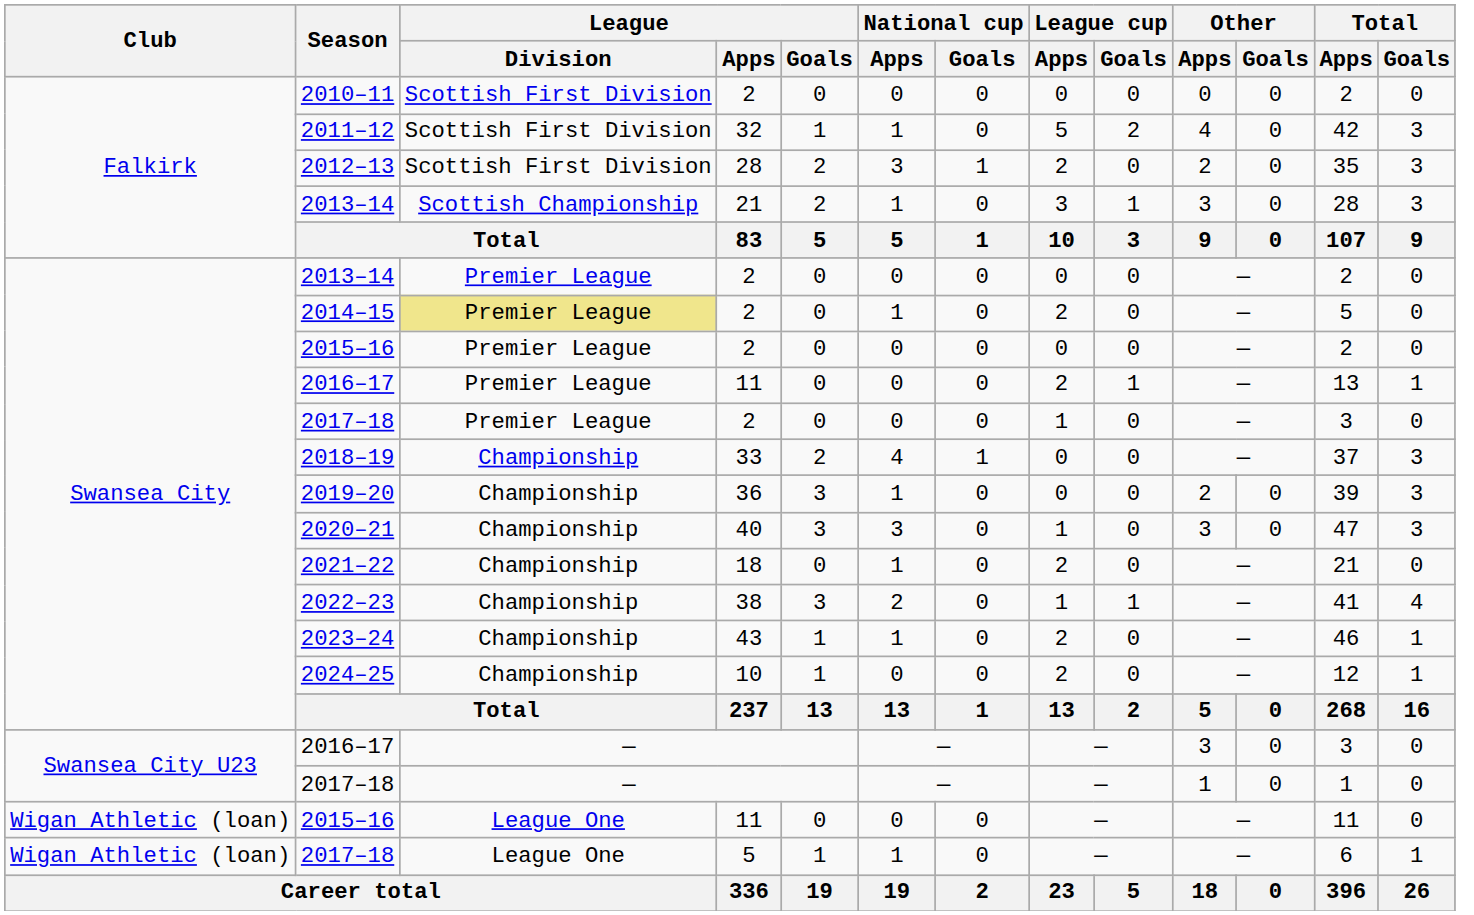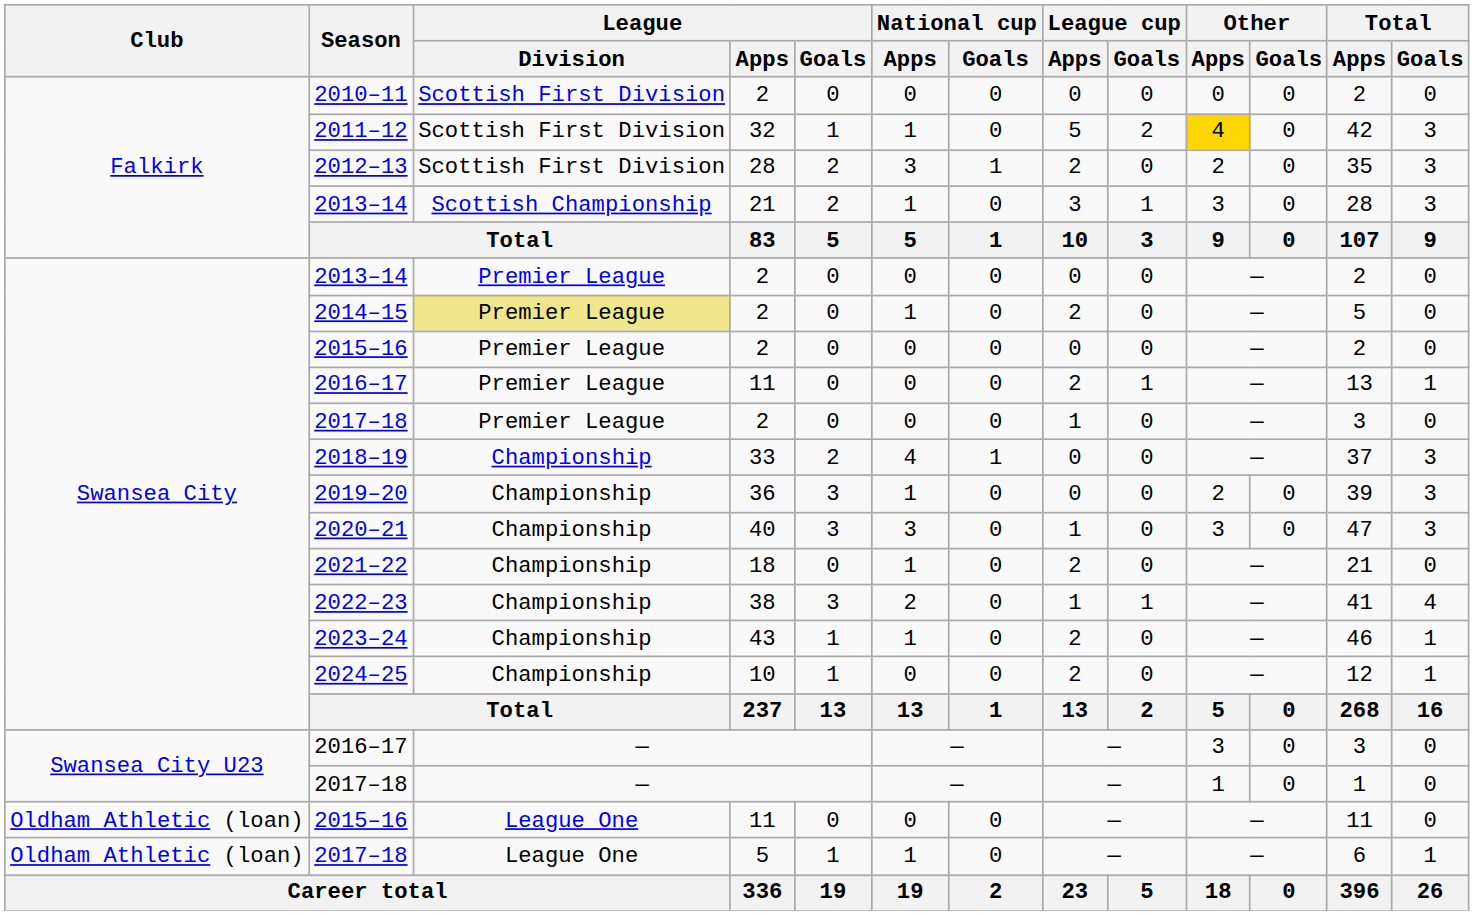(1205, 132) no background -> (1218, 132) gold background
(150, 820) Wigan Athletic (loan) -> (157, 820) Oldham Athletic (loan)
(150, 856) Wigan Athletic (loan) -> (157, 856) Oldham Athletic (loan)
